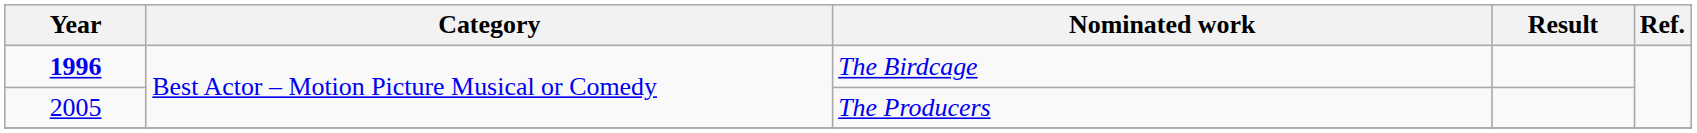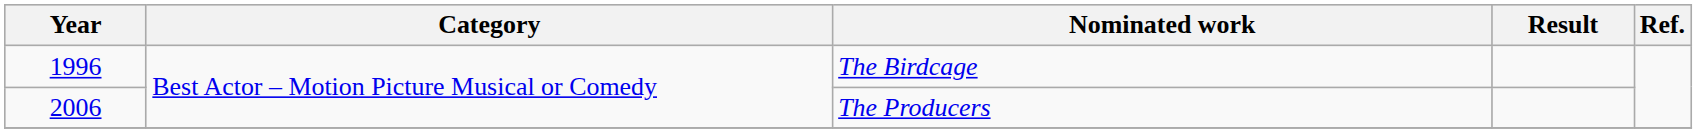(76, 66) bold -> (76, 66) normal
(76, 107) 2005 -> (76, 107) 2006
